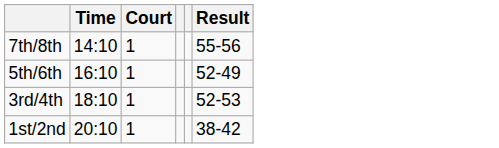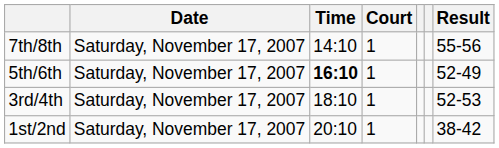+ column: (190, 18)
(96, 73) normal -> (336, 73) bold
